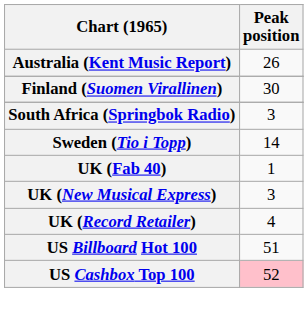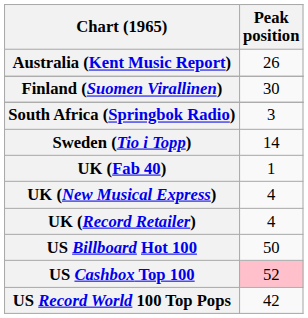(271, 194) 3 -> (271, 194) 4
(271, 247) 51 -> (271, 247) 50
+ row: (122, 300)
